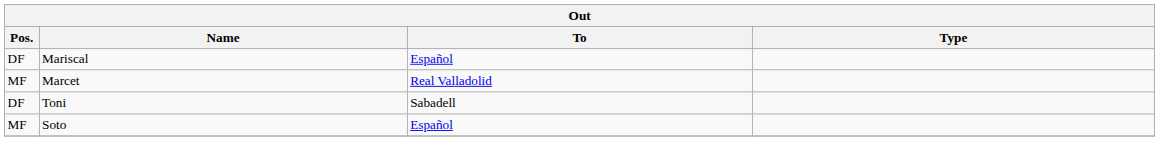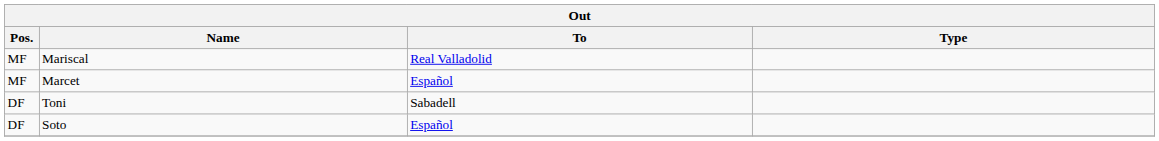(16, 59) DF -> (17, 59) MF
(431, 59) Español -> (451, 59) Real Valladolid
(451, 81) Real Valladolid -> (431, 81) Español
(17, 125) MF -> (16, 125) DF
